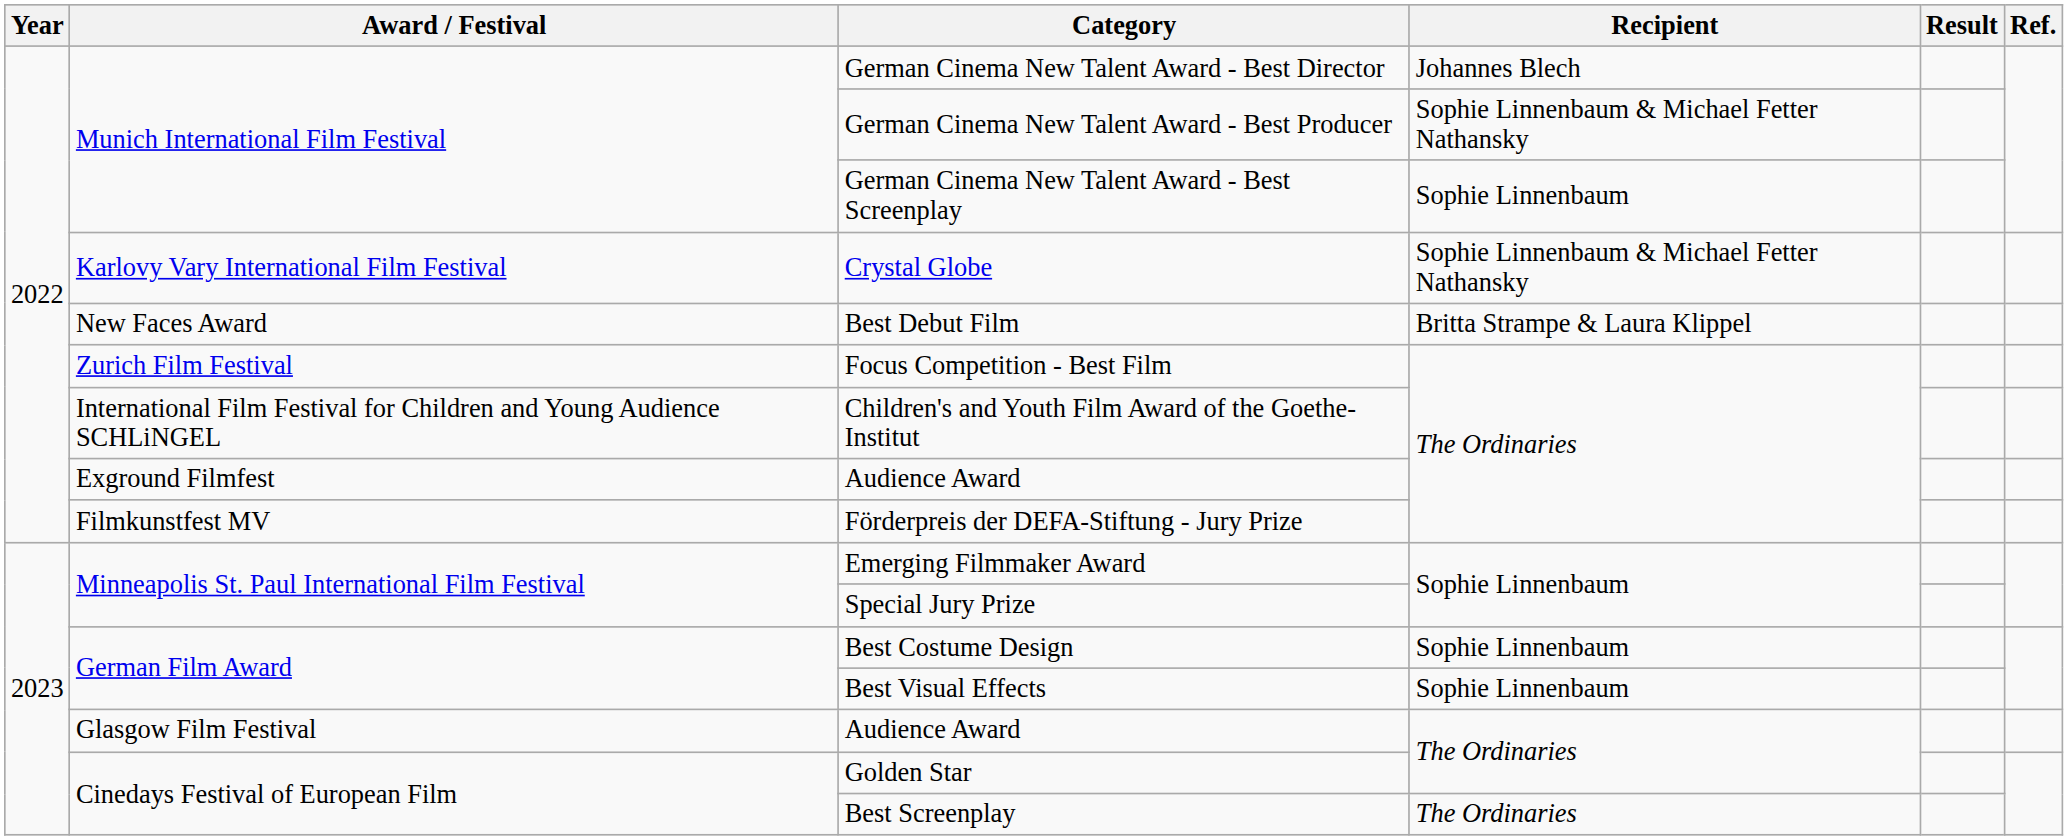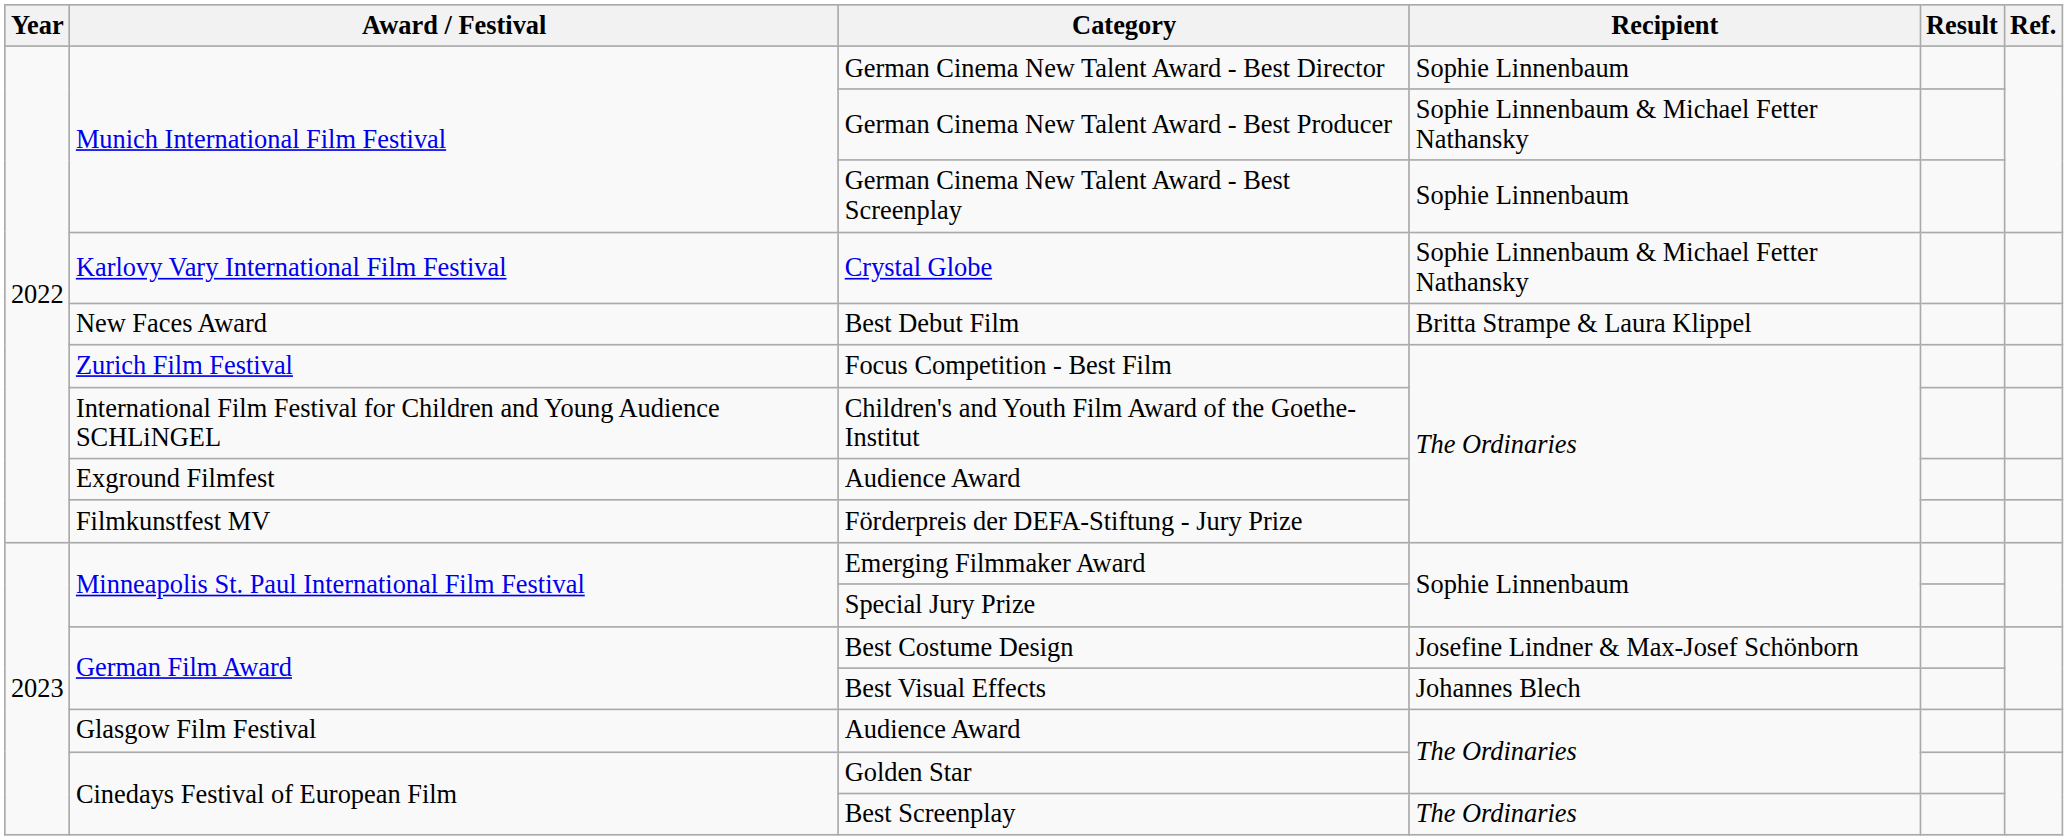(1498, 67) Johannes Blech -> (1522, 67) Sophie Linnenbaum
(1522, 646) Sophie Linnenbaum -> (1637, 646) Josefine Lindner & Max-Josef Schönborn
(1522, 688) Sophie Linnenbaum -> (1498, 688) Johannes Blech
